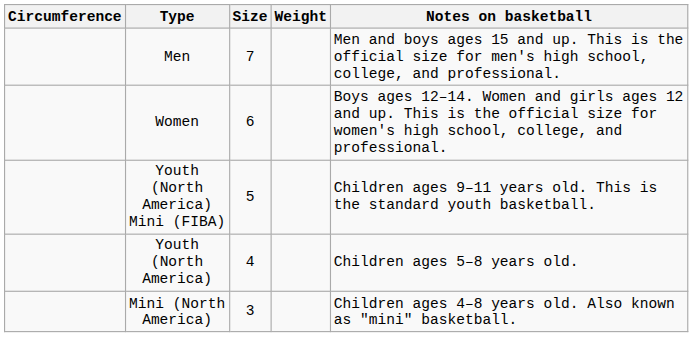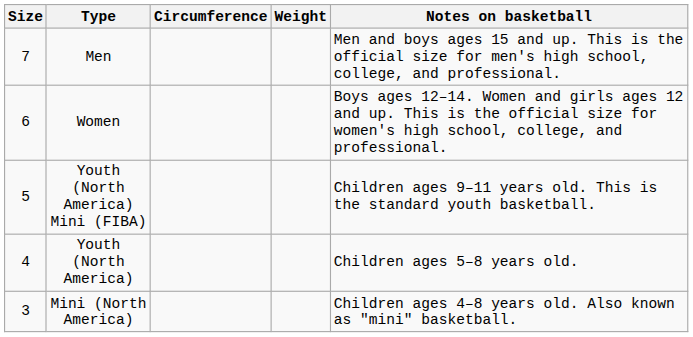columns swapped: (250, 16) <-> (65, 16)
